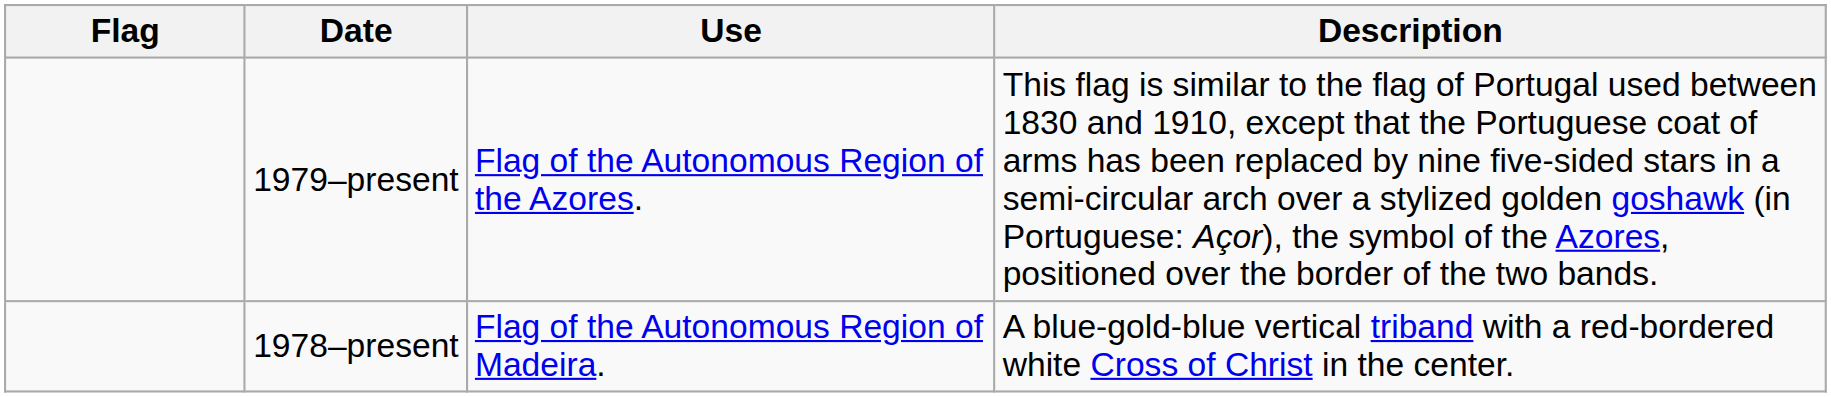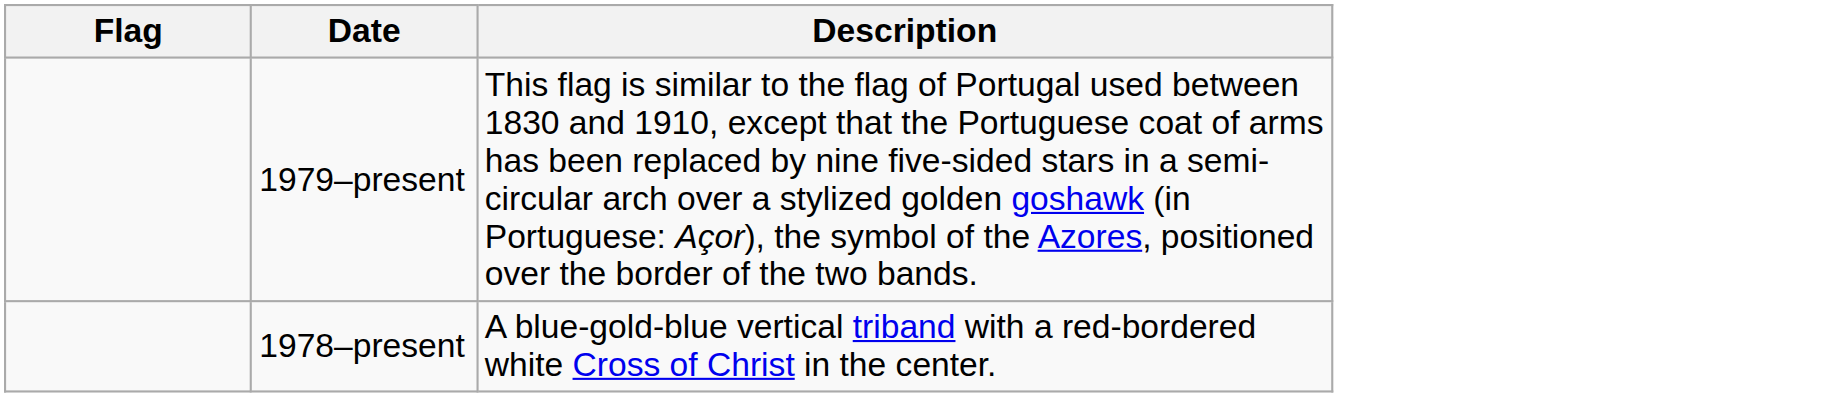- column: (731, 31)
